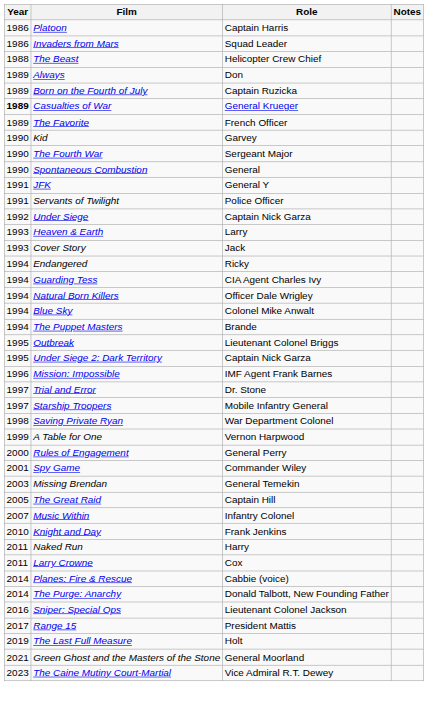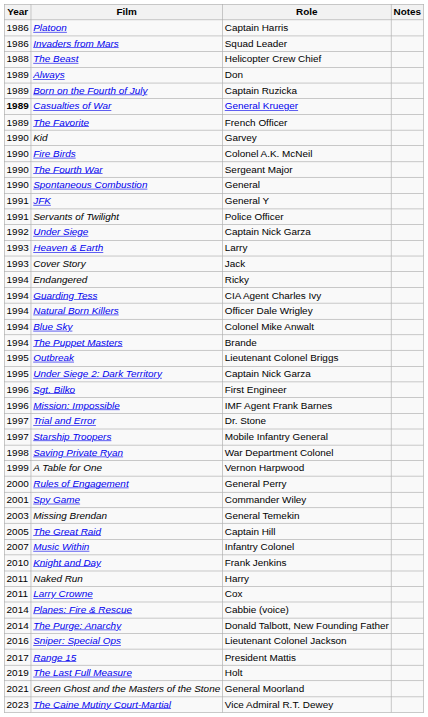+ row: (54, 153)
+ row: (54, 389)
